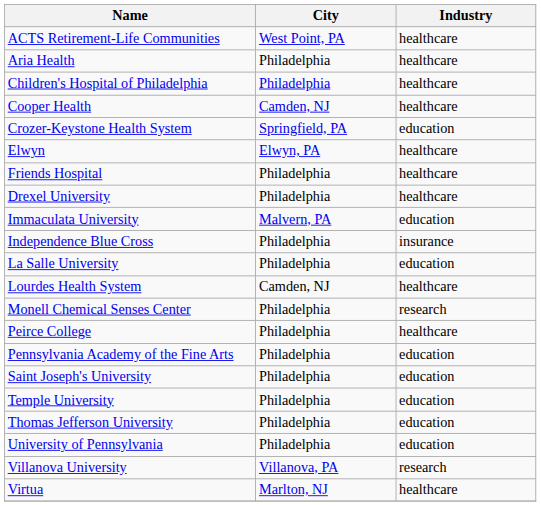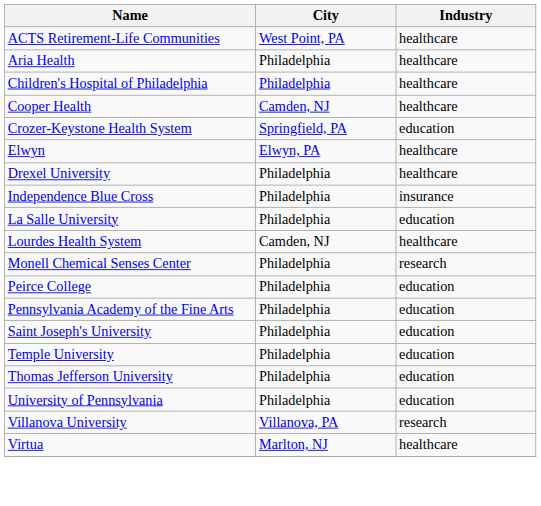- row: (55, 173)
- row: (73, 219)
(428, 331) healthcare -> (427, 286) education
